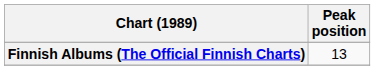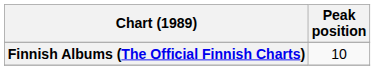(339, 53) 13 -> (339, 53) 10
